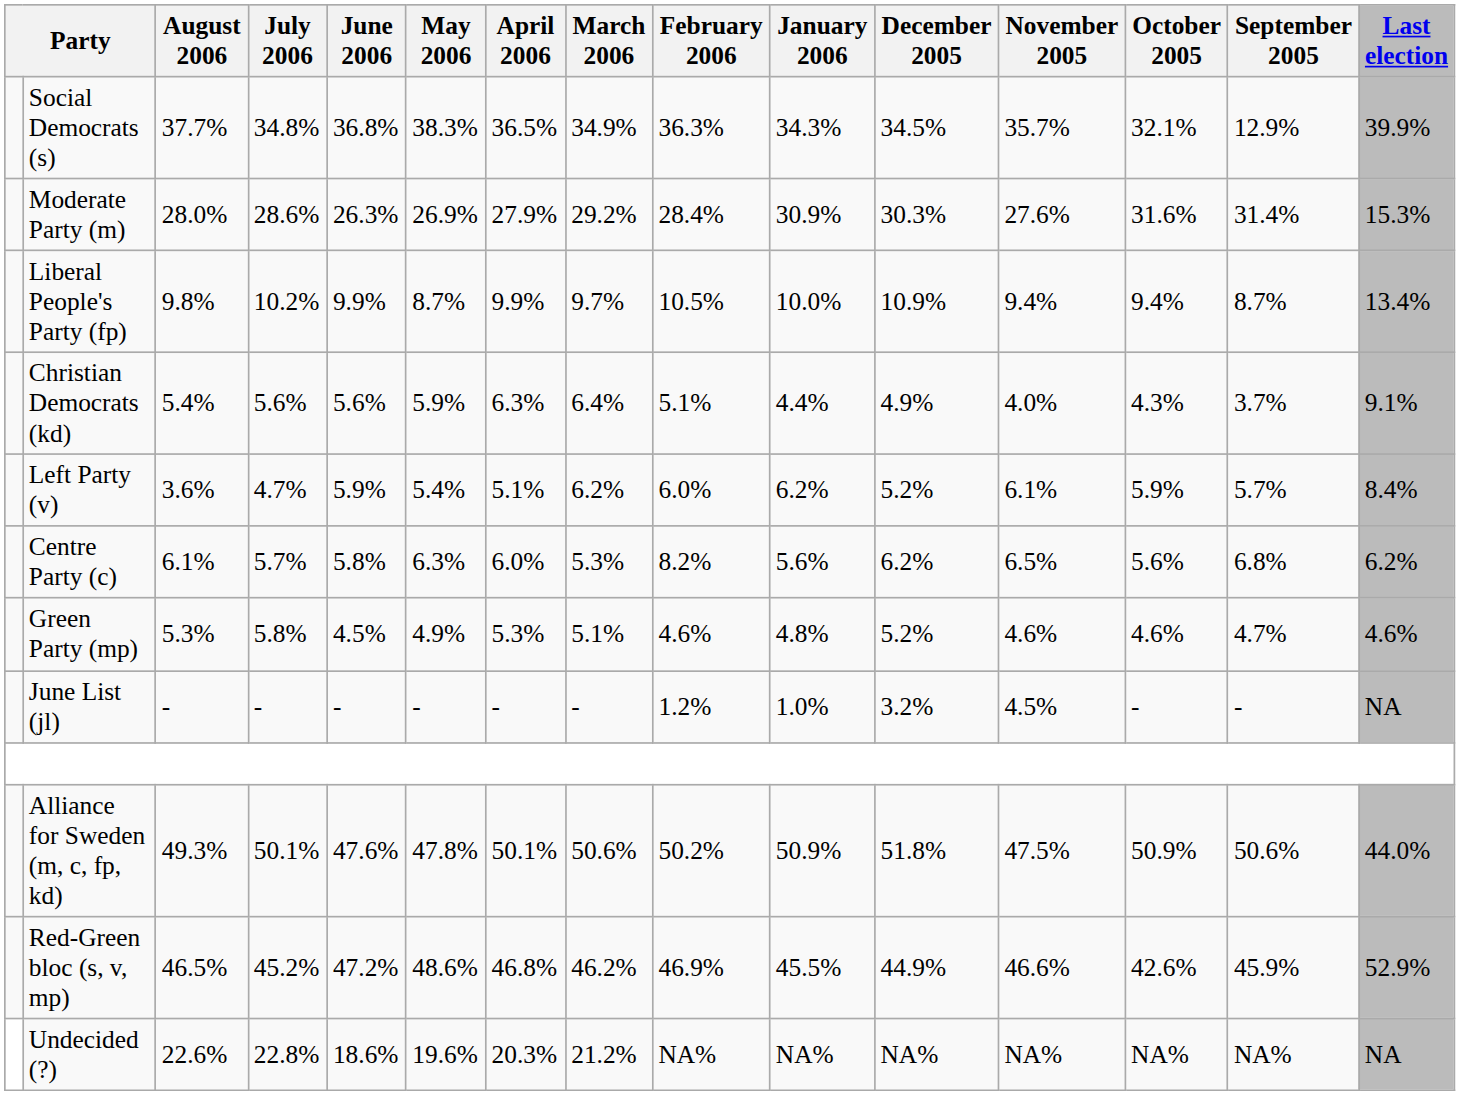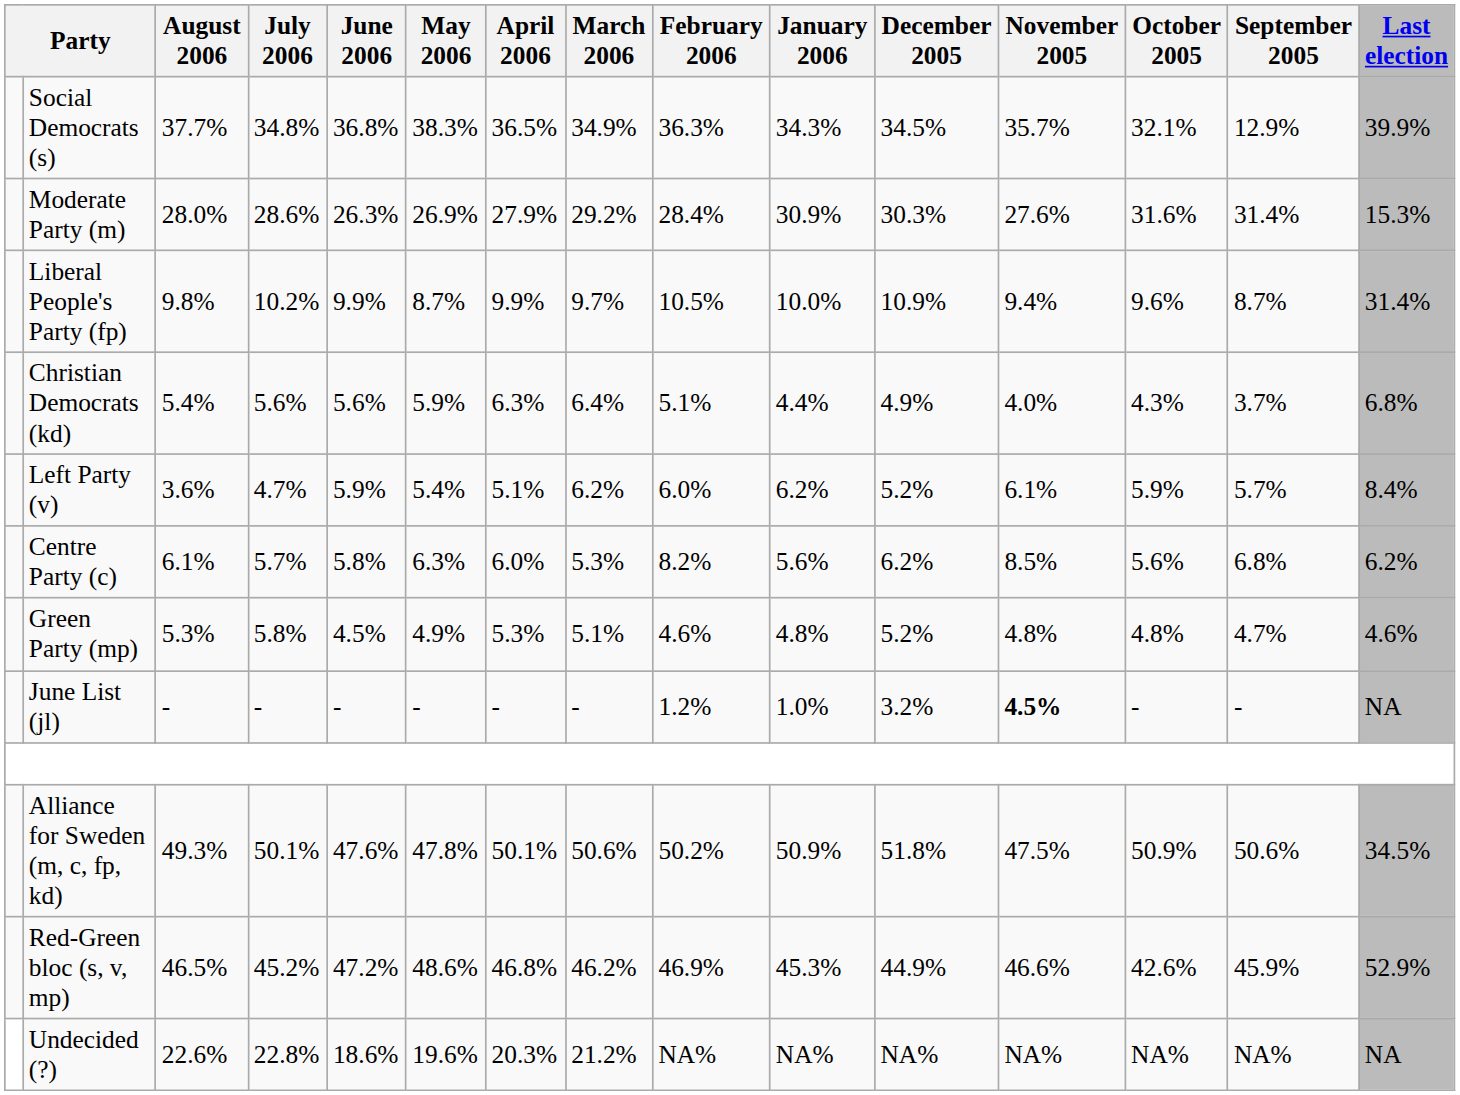(1158, 301) 9.4% -> (1158, 301) 9.6%
(1398, 301) 13.4% -> (1398, 301) 31.4%
(1391, 403) 9.1% -> (1391, 403) 6.8%
(1031, 562) 6.5% -> (1031, 562) 8.5%
(1031, 634) 4.6% -> (1031, 634) 4.8%
(1158, 634) 4.6% -> (1158, 634) 4.8%
(1031, 706) normal -> (1033, 706) bold
(1398, 849) 44.0% -> (1398, 849) 34.5%
(809, 966) 45.5% -> (809, 966) 45.3%
